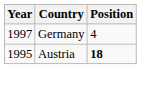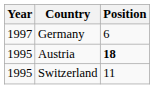(93, 34) 4 -> (106, 34) 6
+ row: (68, 73)
